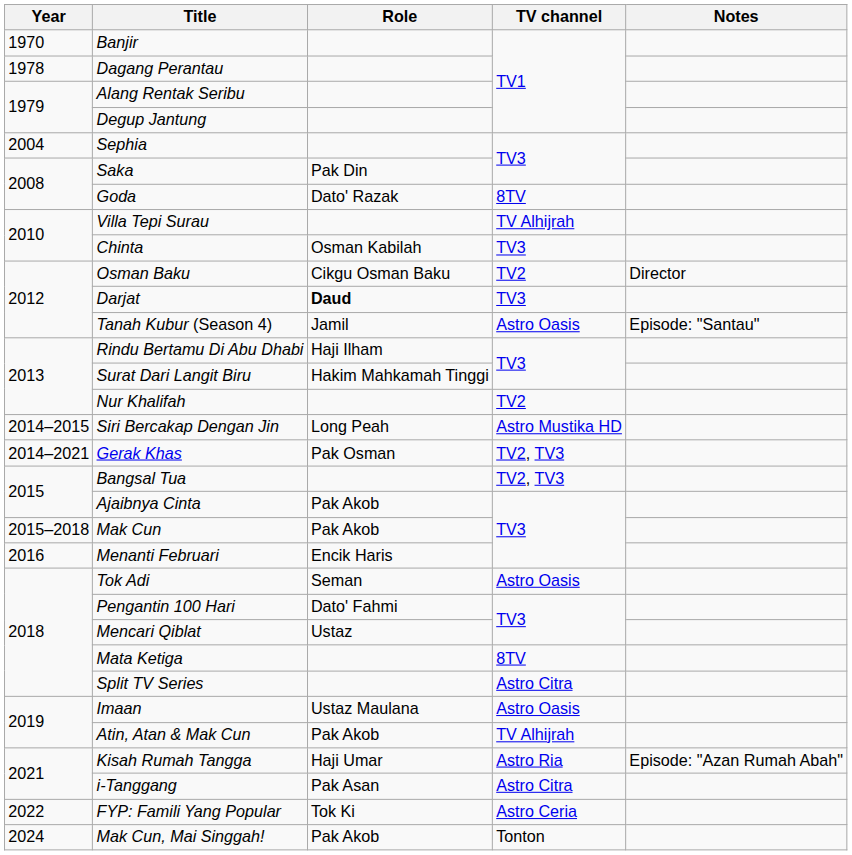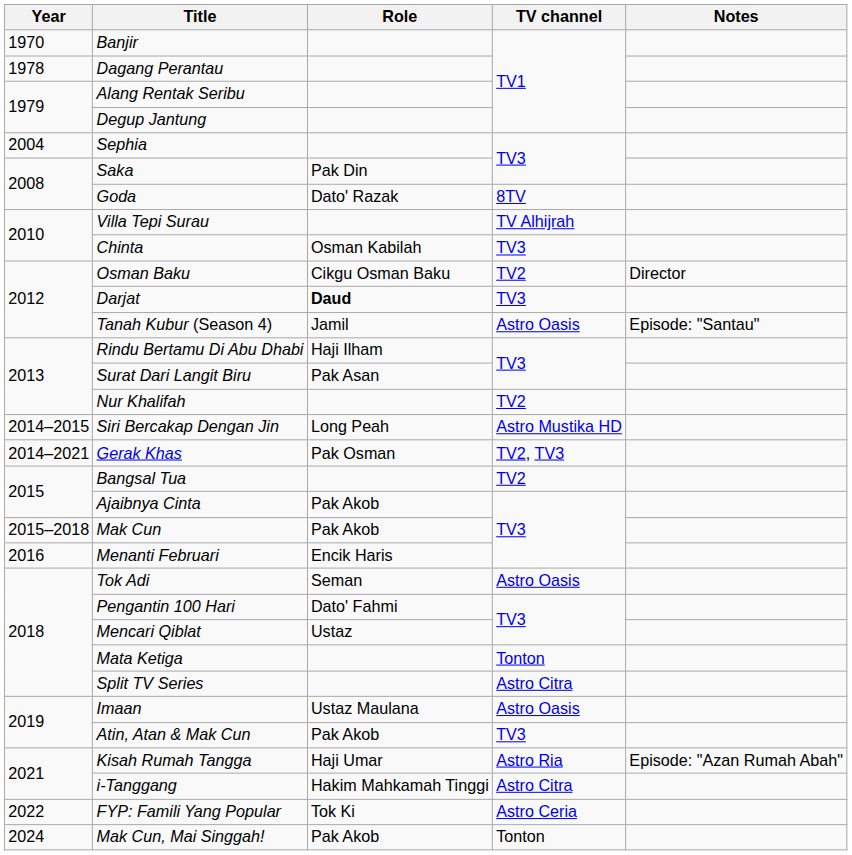(400, 376) Hakim Mahkamah Tinggi -> (345, 376) Pak Asan
(530, 478) TV2, TV3 -> (511, 478) TV2
(511, 658) 8TV -> (520, 658) Tonton
(535, 734) TV Alhijrah -> (511, 734) TV3
(345, 786) Pak Asan -> (400, 786) Hakim Mahkamah Tinggi
